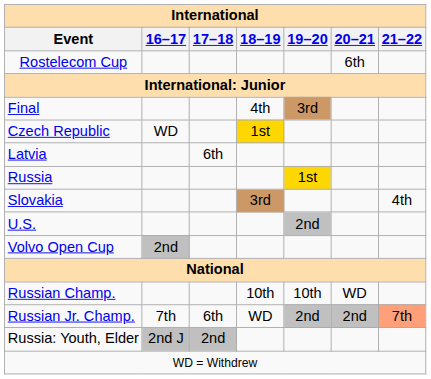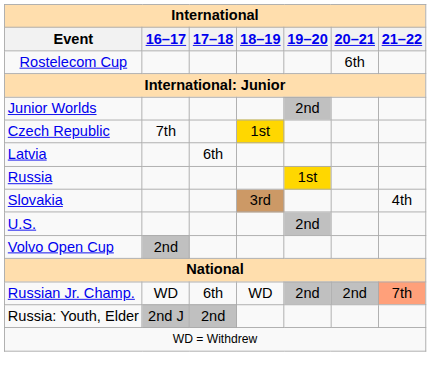+ row: (52, 108)
- row: (24, 108)
(166, 131) WD -> (166, 131) 7th
- row: (62, 293)
(166, 316) 7th -> (166, 293) WD
